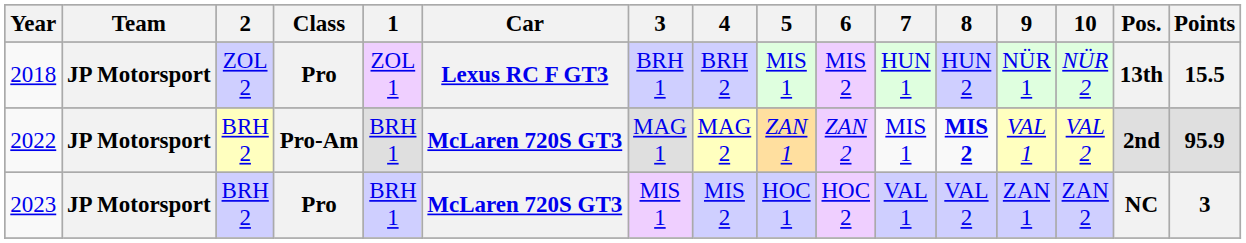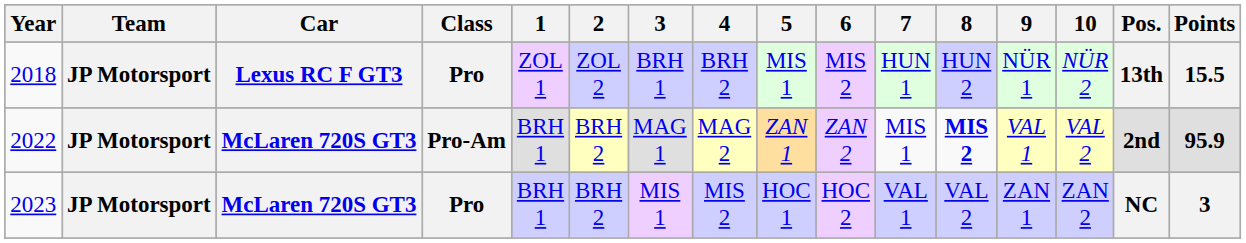columns swapped: (525, 23) <-> (245, 23)
